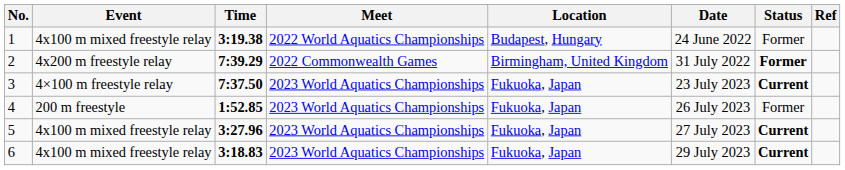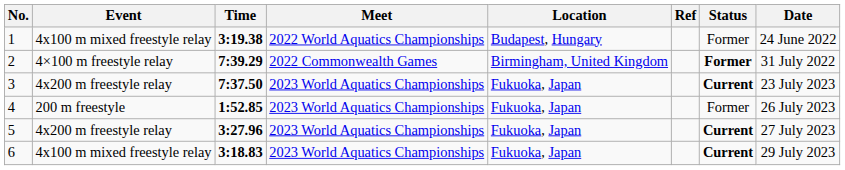columns swapped: (713, 15) <-> (826, 15)
(104, 61) 4x200 m freestyle relay -> (104, 61) 4×100 m freestyle relay
(104, 84) 4×100 m freestyle relay -> (104, 84) 4x200 m freestyle relay
(124, 130) 4x100 m mixed freestyle relay -> (104, 130) 4x200 m freestyle relay
